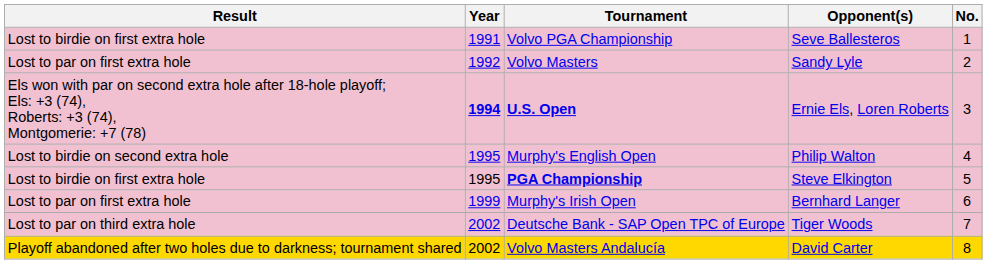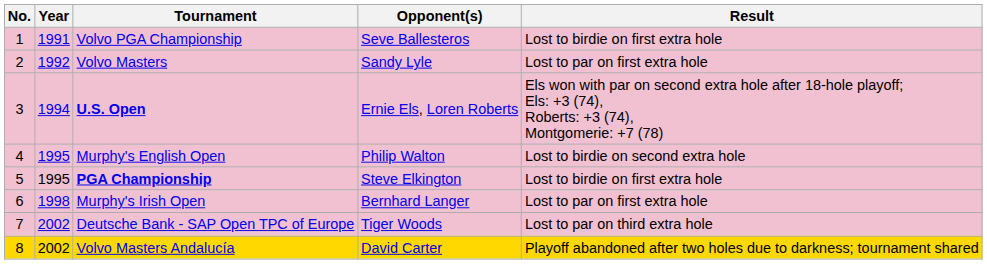columns swapped: (967, 16) <-> (235, 16)
(484, 109) bold -> (54, 109) normal
(484, 202) 1999 -> (54, 202) 1998
